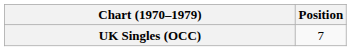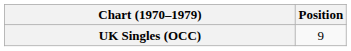(321, 35) 7 -> (321, 35) 9
